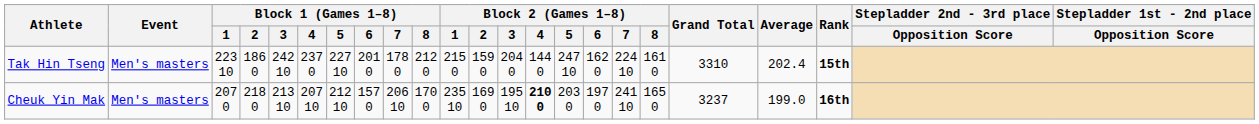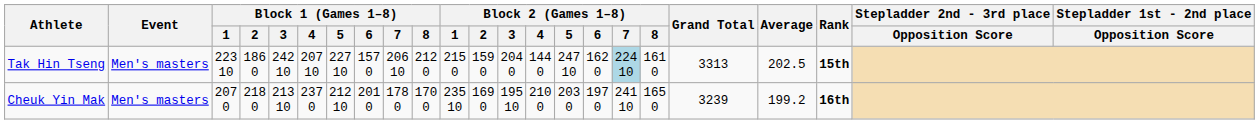(312, 64) 237 0 -> (312, 64) 207 10
(369, 64) 201 0 -> (369, 64) 157 0
(398, 64) 178 0 -> (398, 64) 206 10
(626, 64) no background -> (626, 64) lightblue background
(713, 64) 3310 -> (713, 64) 3313
(787, 64) 202.4 -> (787, 64) 202.5
(312, 100) 207 10 -> (312, 100) 237 0
(369, 100) 157 0 -> (369, 100) 201 0
(398, 100) 206 10 -> (398, 100) 178 0
(540, 100) bold -> (540, 100) normal
(713, 100) 3237 -> (713, 100) 3239
(787, 100) 199.0 -> (787, 100) 199.2
